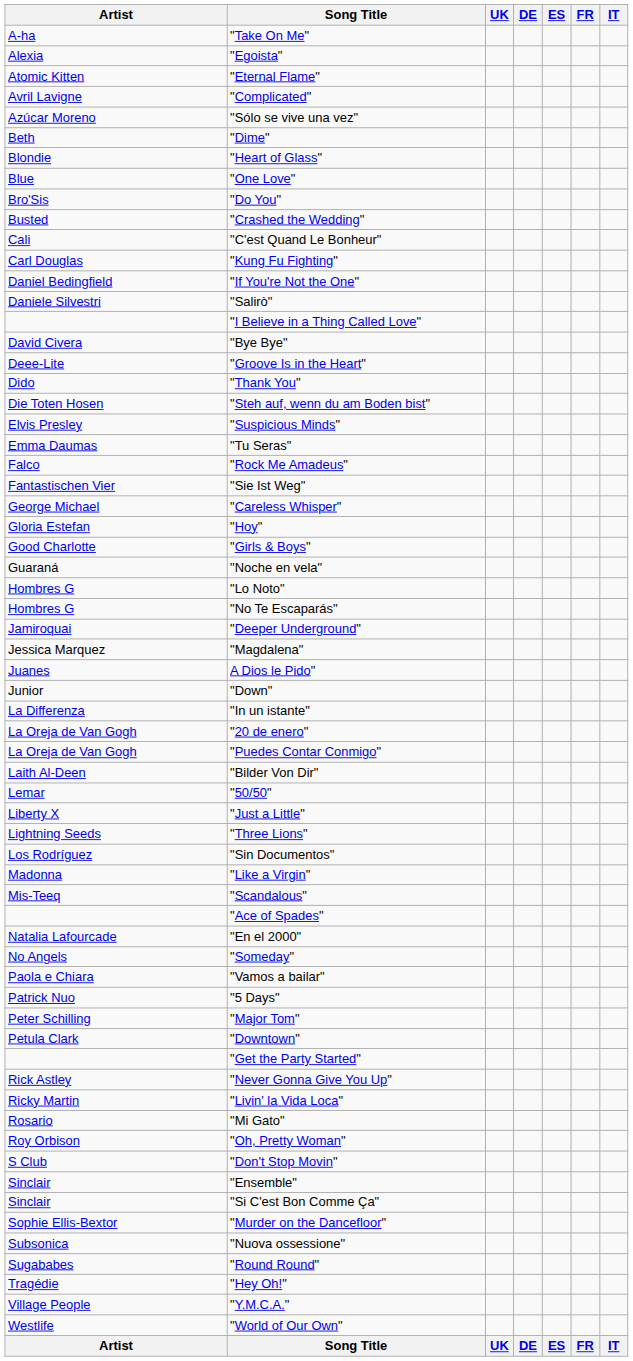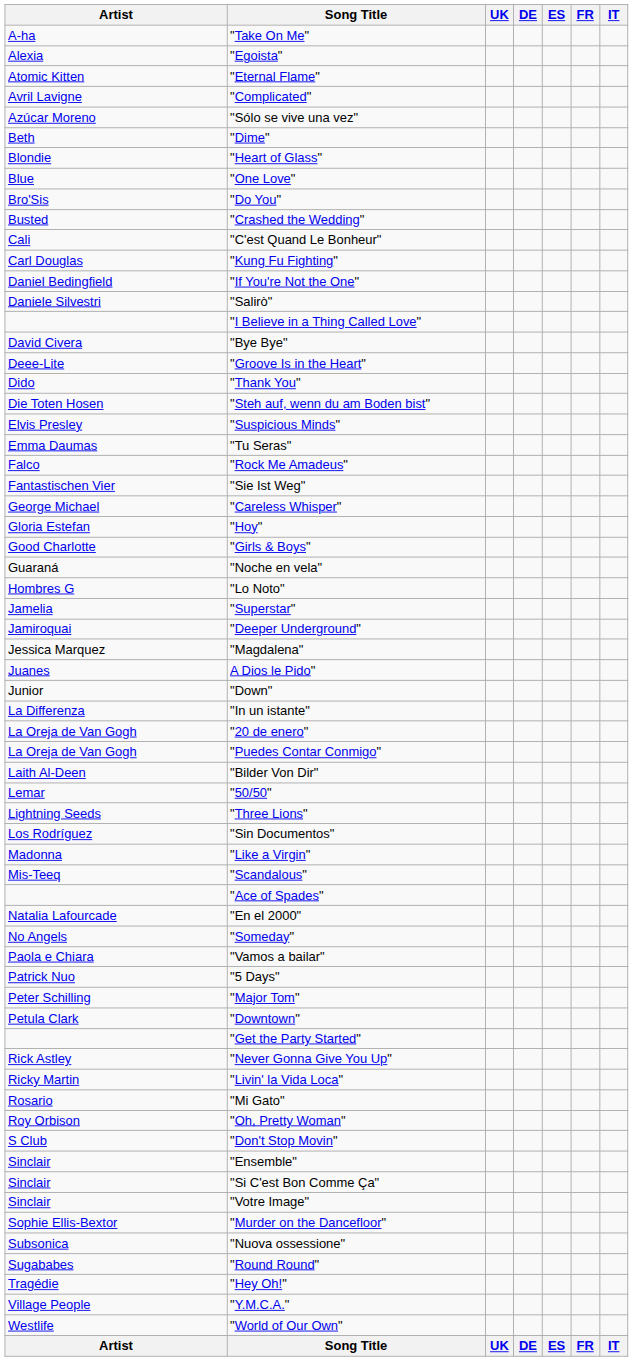- row: (284, 608)
+ row: (263, 608)
- row: (267, 813)
+ row: (270, 1202)
